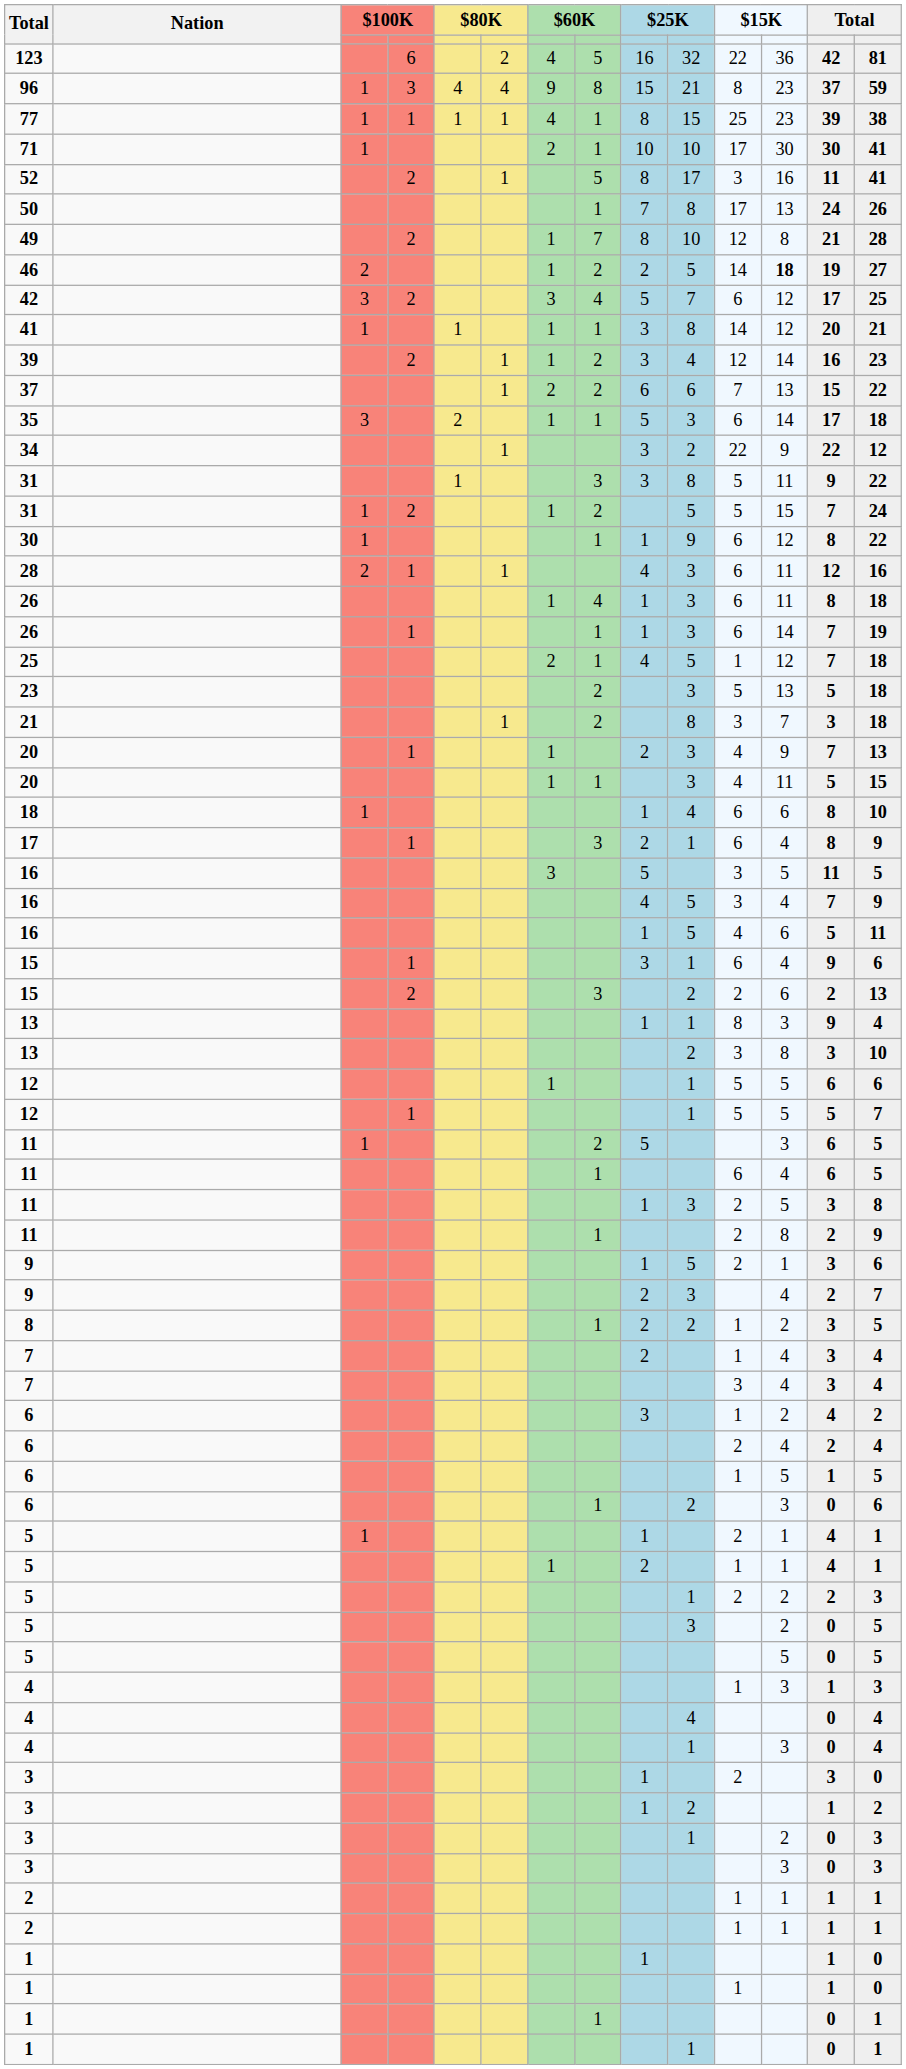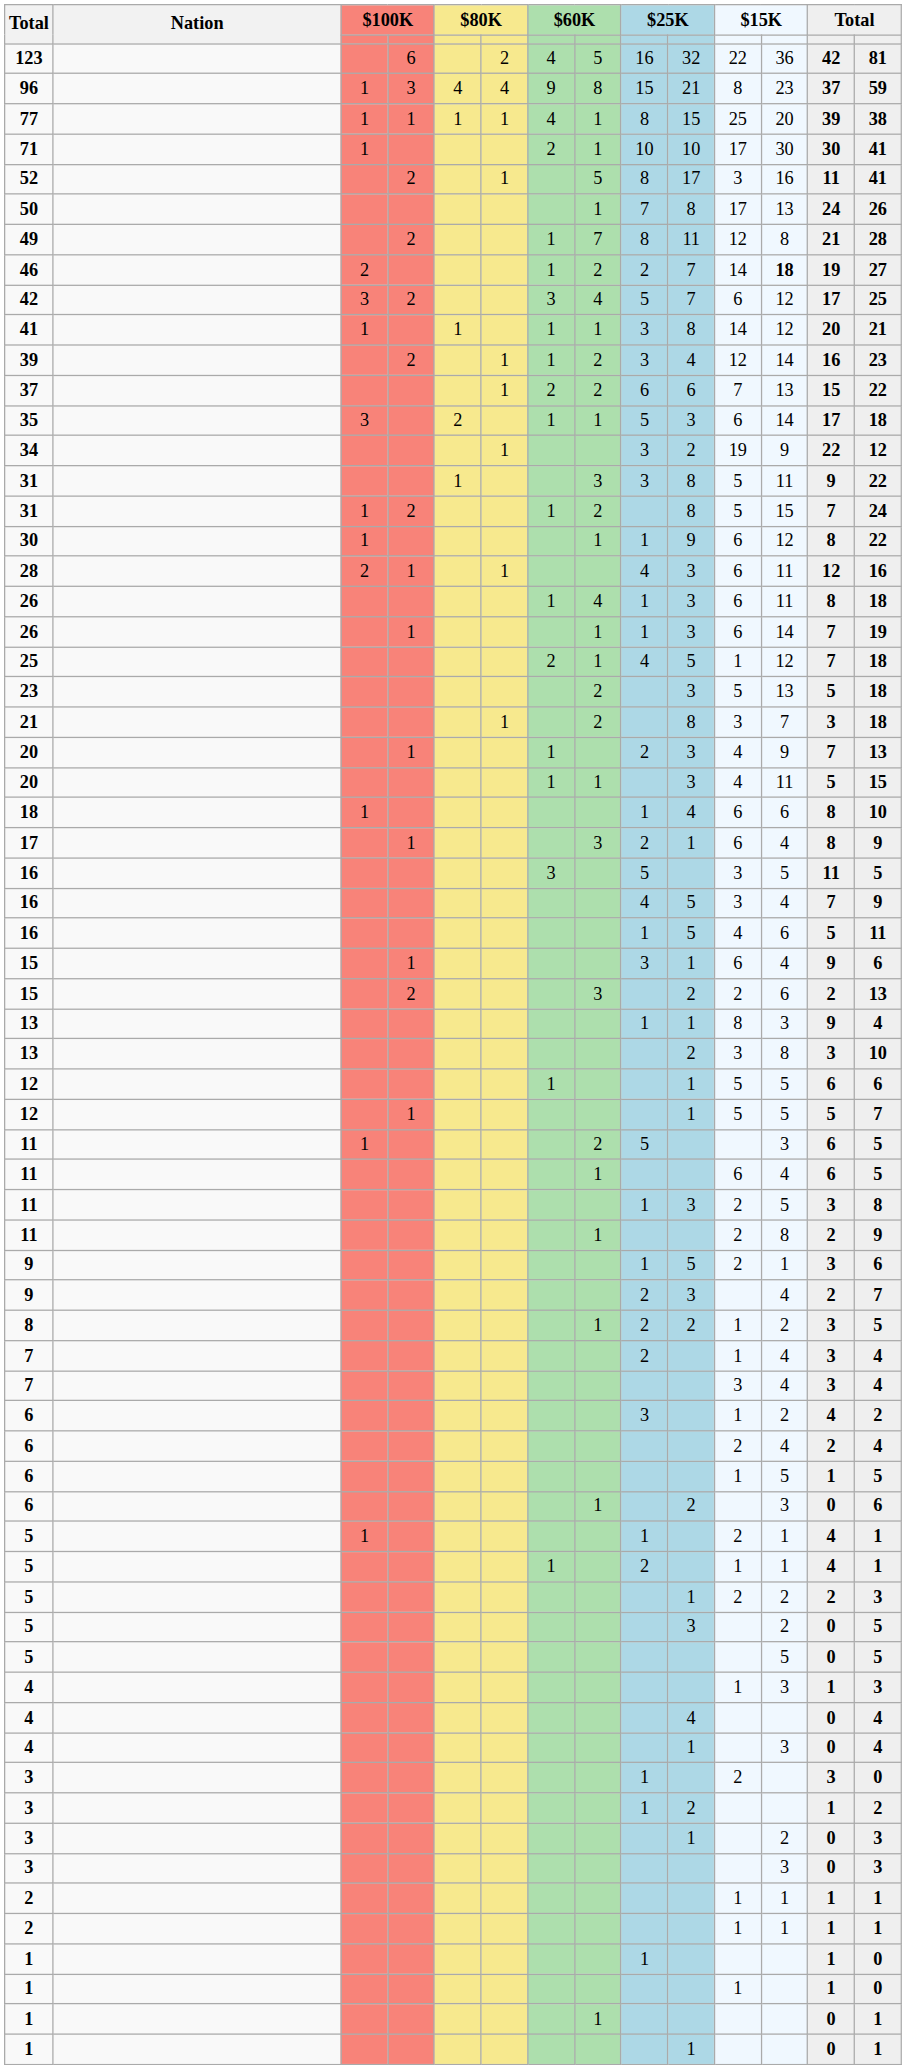(785, 119) 23 -> (785, 119) 20
(691, 239) 10 -> (691, 239) 11
(691, 269) 5 -> (691, 269) 7
(738, 450) 22 -> (738, 450) 19
(691, 511) 5 -> (691, 511) 8
